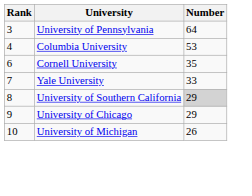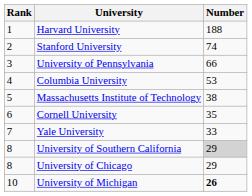+ row: (78, 30)
+ row: (79, 47)
(191, 30) 64 -> (211, 64) 66
+ row: (119, 98)
(9, 115) 9 -> (9, 166) 8
(191, 132) normal -> (211, 183) bold
